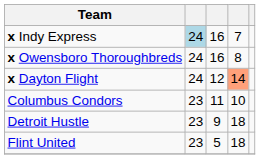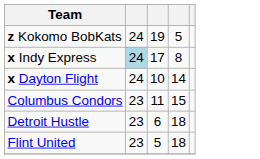+ row: (65, 36)
(217, 36) 16 -> (157, 57) 17
(238, 36) 7 -> (179, 57) 8
- row: (95, 57)
(217, 79) 12 -> (157, 79) 10
(238, 79) lightsalmon background -> (179, 79) no background
(238, 100) 10 -> (179, 100) 15
(217, 121) 9 -> (157, 121) 6
